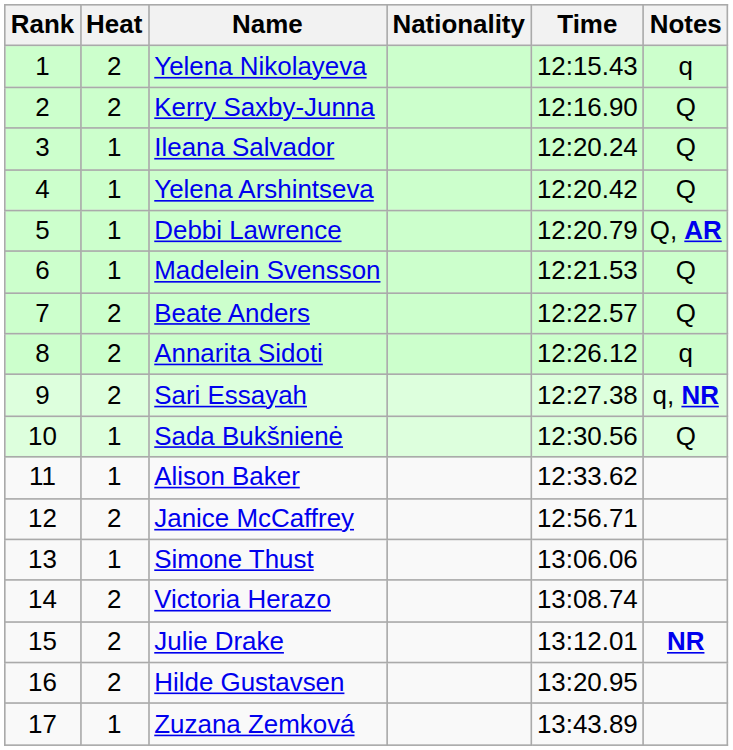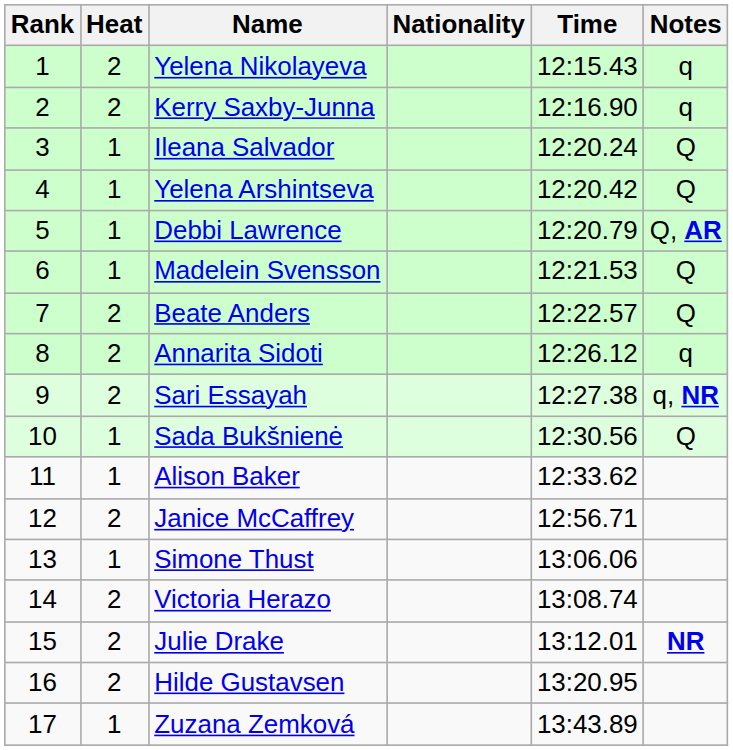(686, 107) Q -> (686, 107) q
